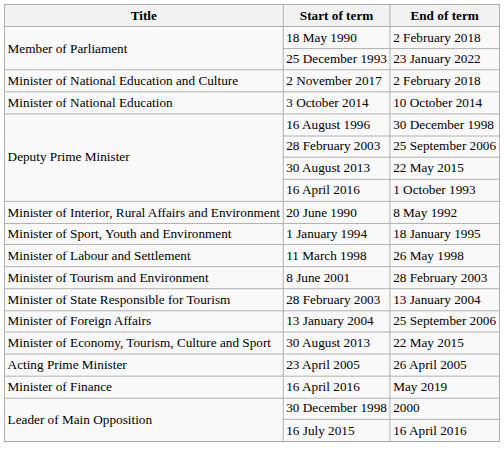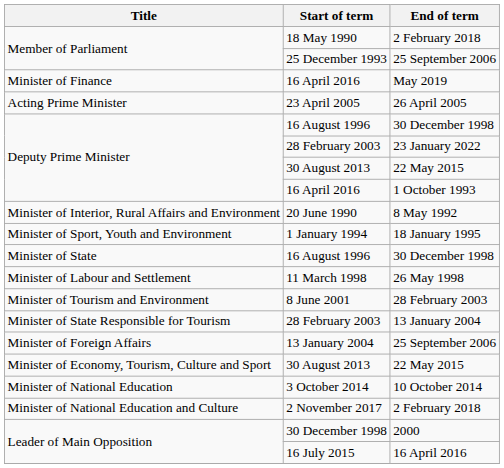(437, 59) 23 January 2022 -> (445, 59) 25 September 2006
rows swapped: (60, 387) <-> (123, 81)
rows swapped: (67, 365) <-> (90, 103)
(445, 146) 25 September 2006 -> (437, 146) 23 January 2022
+ row: (52, 256)
